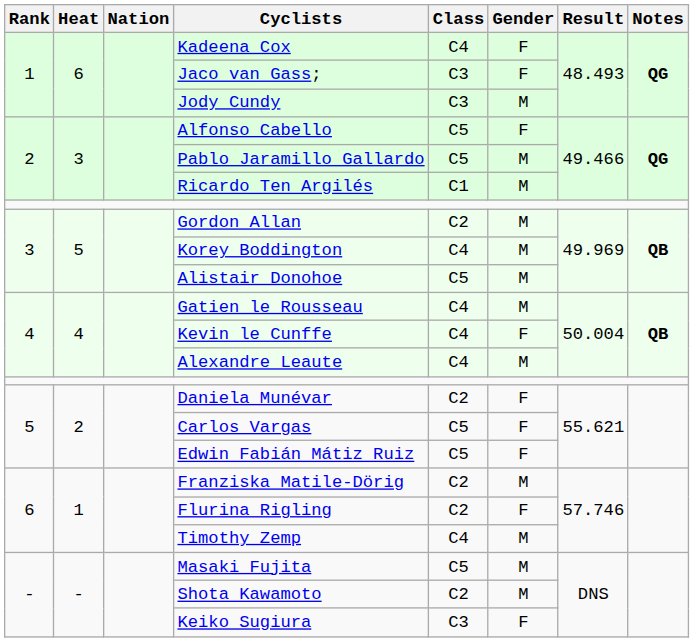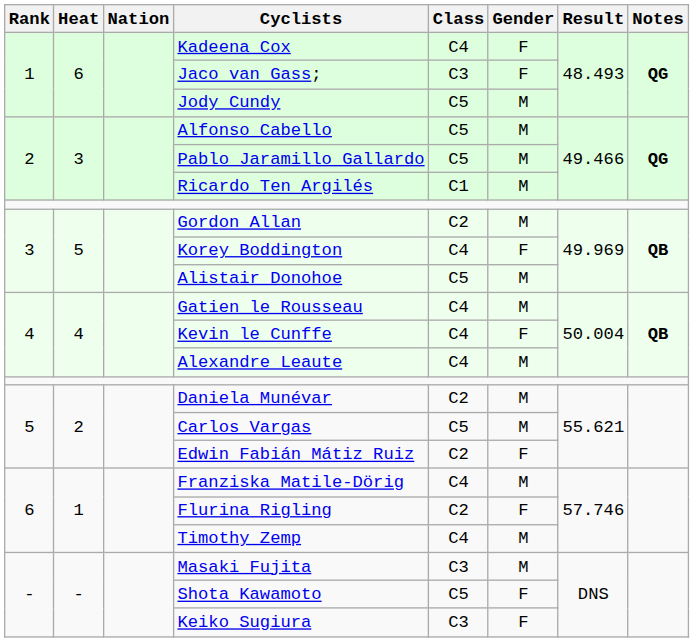(459, 103) C3 -> (459, 103) C5
(523, 131) F -> (523, 131) M
(523, 251) M -> (523, 251) F
(523, 399) F -> (523, 399) M
(523, 427) F -> (523, 427) M
(459, 454) C5 -> (459, 454) C2
(459, 482) C2 -> (459, 482) C4
(459, 566) C5 -> (459, 566) C3
(459, 594) C2 -> (459, 594) C5
(523, 594) M -> (523, 594) F
